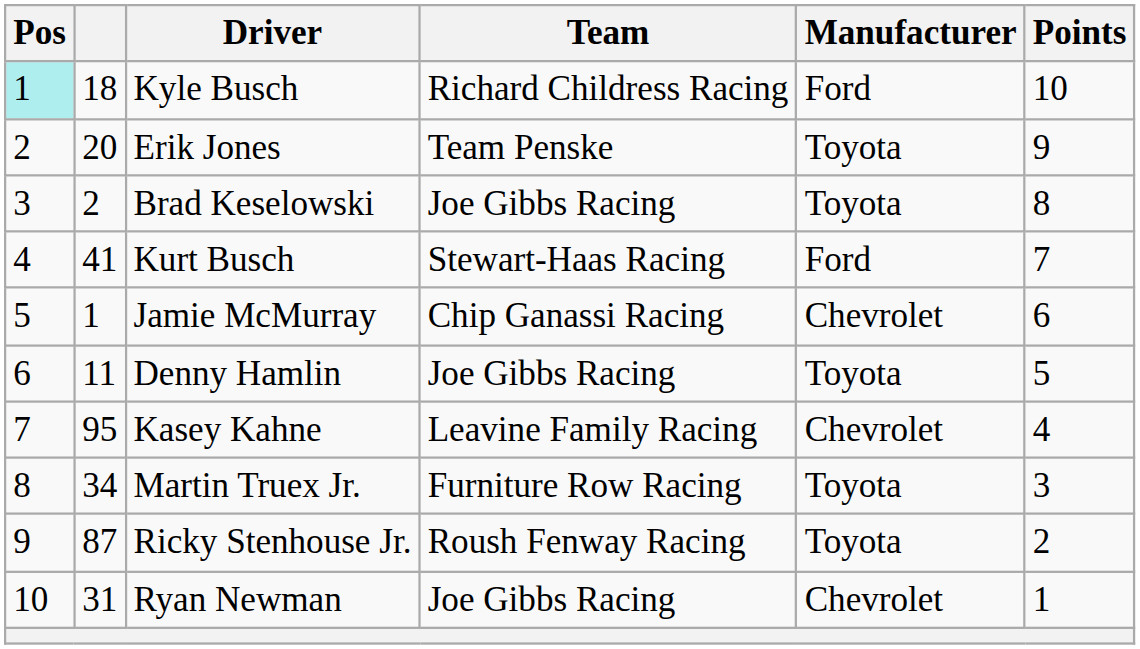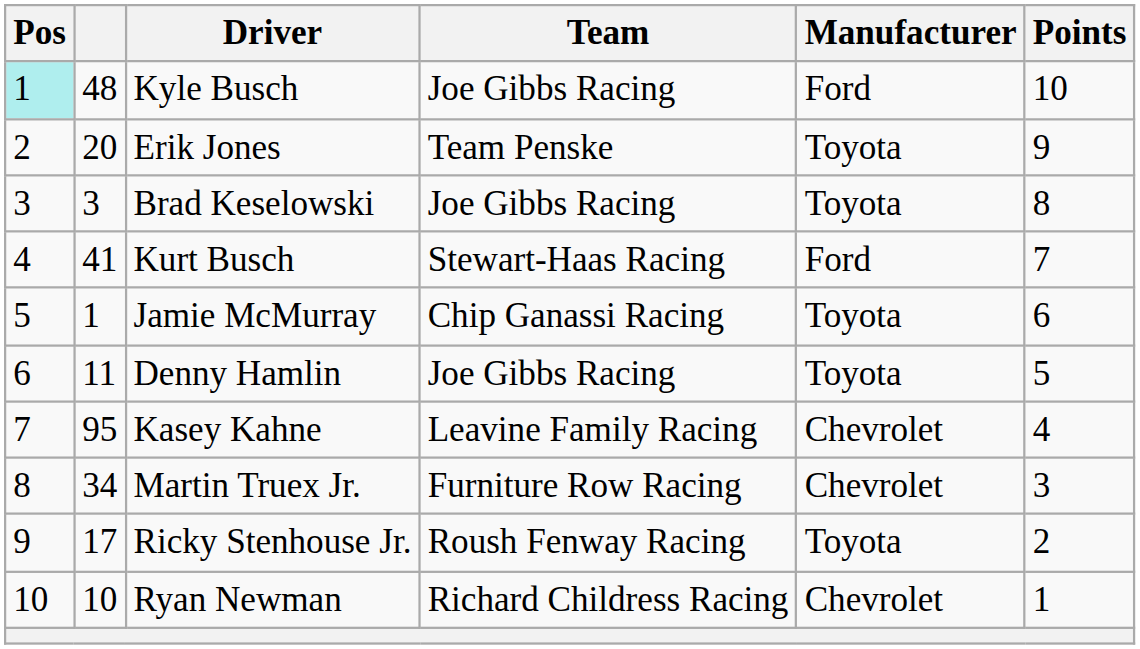(100, 89) 18 -> (100, 89) 48
(608, 89) Richard Childress Racing -> (552, 89) Joe Gibbs Racing
(91, 202) 2 -> (91, 202) 3
(874, 315) Chevrolet -> (853, 315) Toyota
(853, 484) Toyota -> (874, 484) Chevrolet
(100, 541) 87 -> (100, 541) 17
(100, 598) 31 -> (100, 598) 10
(552, 598) Joe Gibbs Racing -> (608, 598) Richard Childress Racing
